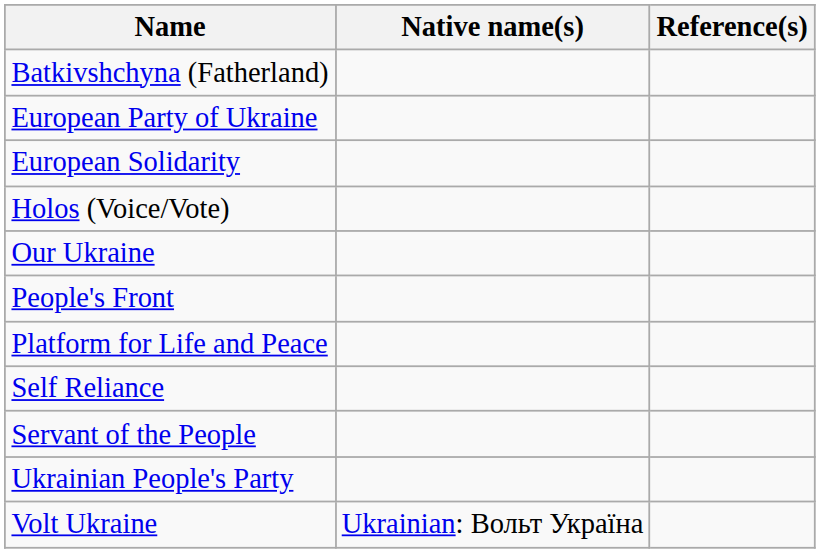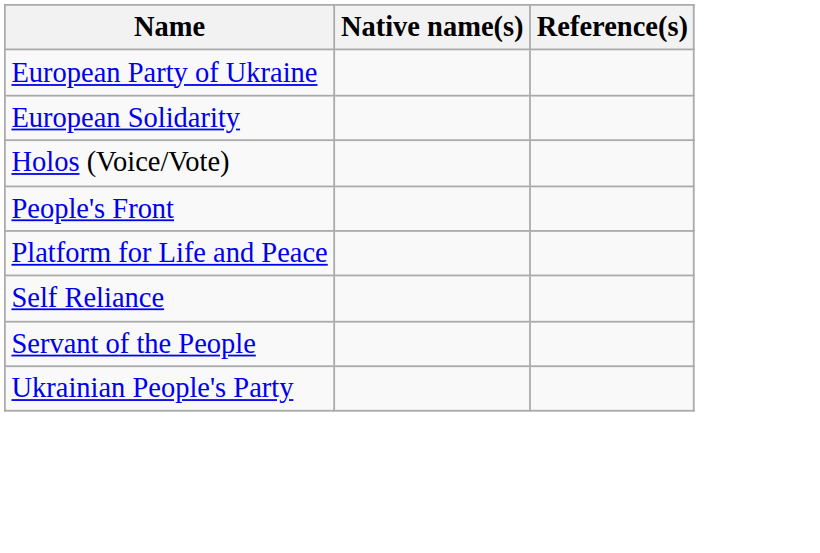- row: (170, 72)
- row: (83, 252)
- row: (84, 523)
